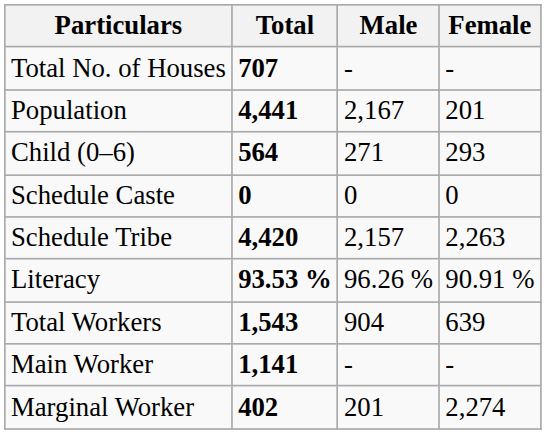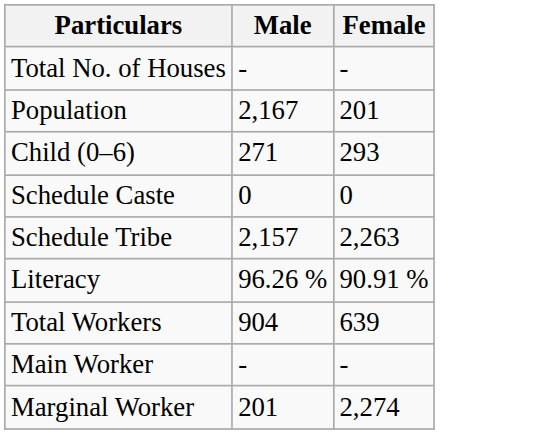- column: (285, 25)
